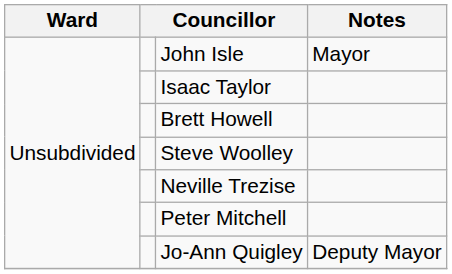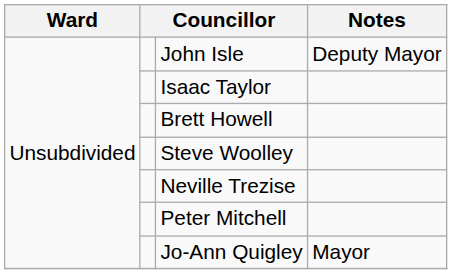(341, 53) Mayor -> (377, 53) Deputy Mayor
(377, 251) Deputy Mayor -> (341, 251) Mayor
